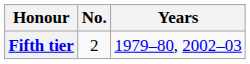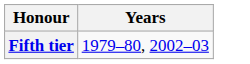- column: (94, 17)
